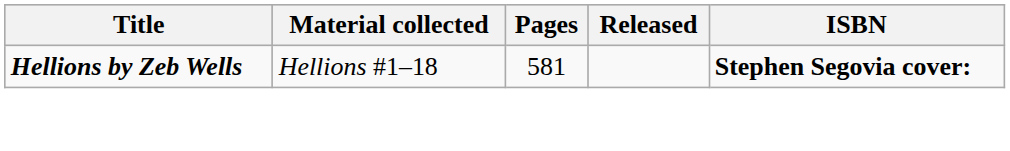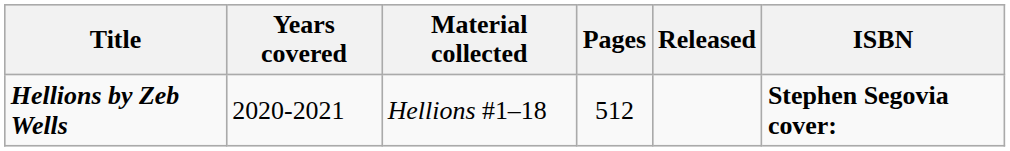+ column: (304, 39)
(547, 66) 581 -> (614, 109) 512
